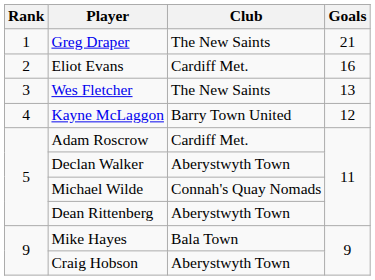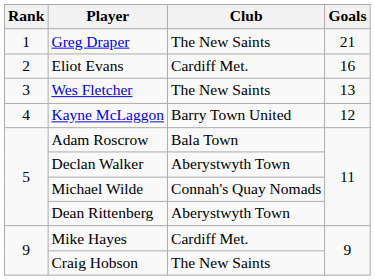(210, 139) Cardiff Met. -> (205, 139) Bala Town
(205, 238) Bala Town -> (210, 238) Cardiff Met.
(231, 262) Aberystwyth Town -> (221, 262) The New Saints
